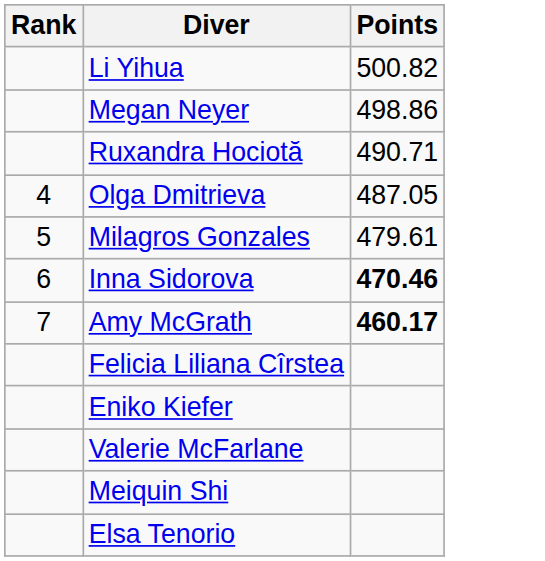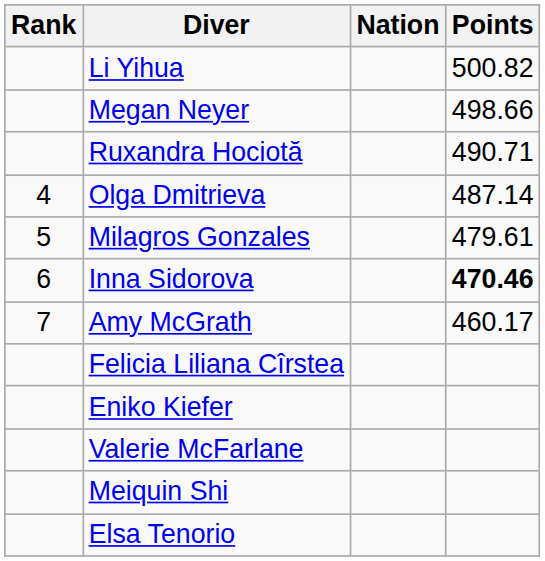+ column: (398, 25)
(397, 110) 498.86 -> (493, 110) 498.66
(397, 195) 487.05 -> (493, 195) 487.14
(397, 322) bold -> (493, 322) normal
